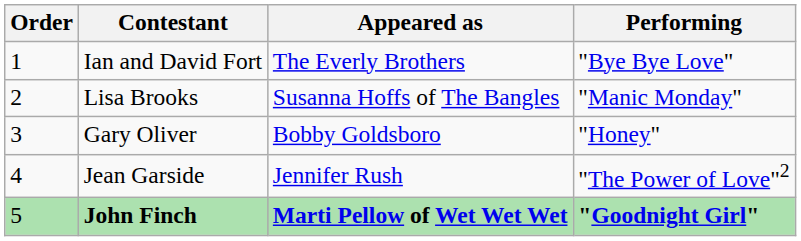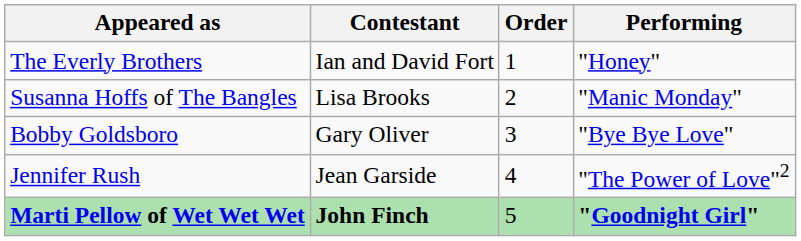columns swapped: (42, 23) <-> (420, 23)
(656, 60) "Bye Bye Love" -> (619, 60) "Honey"
(619, 135) "Honey" -> (656, 135) "Bye Bye Love"
